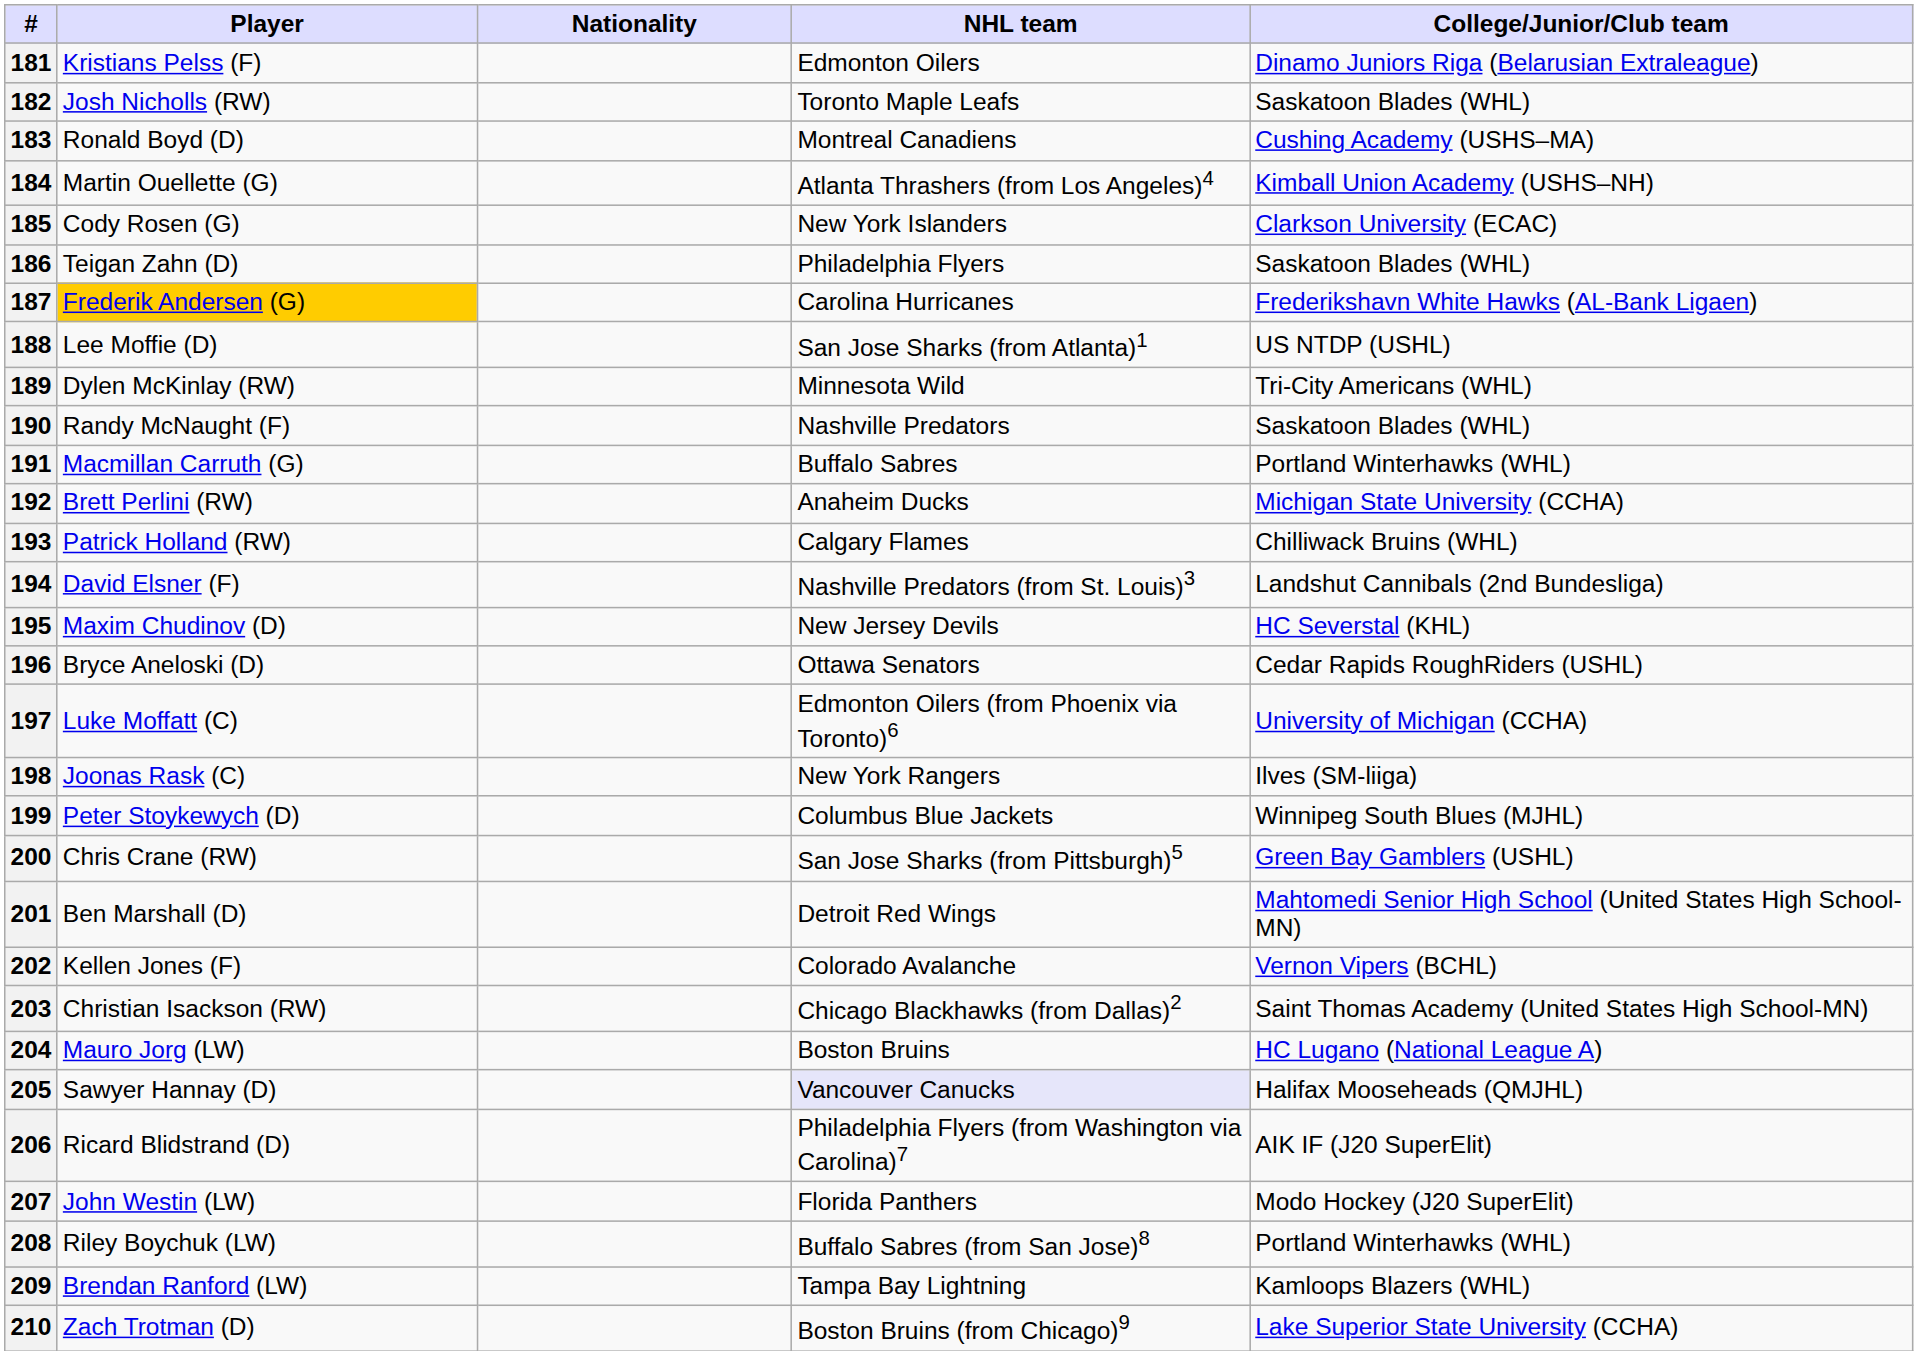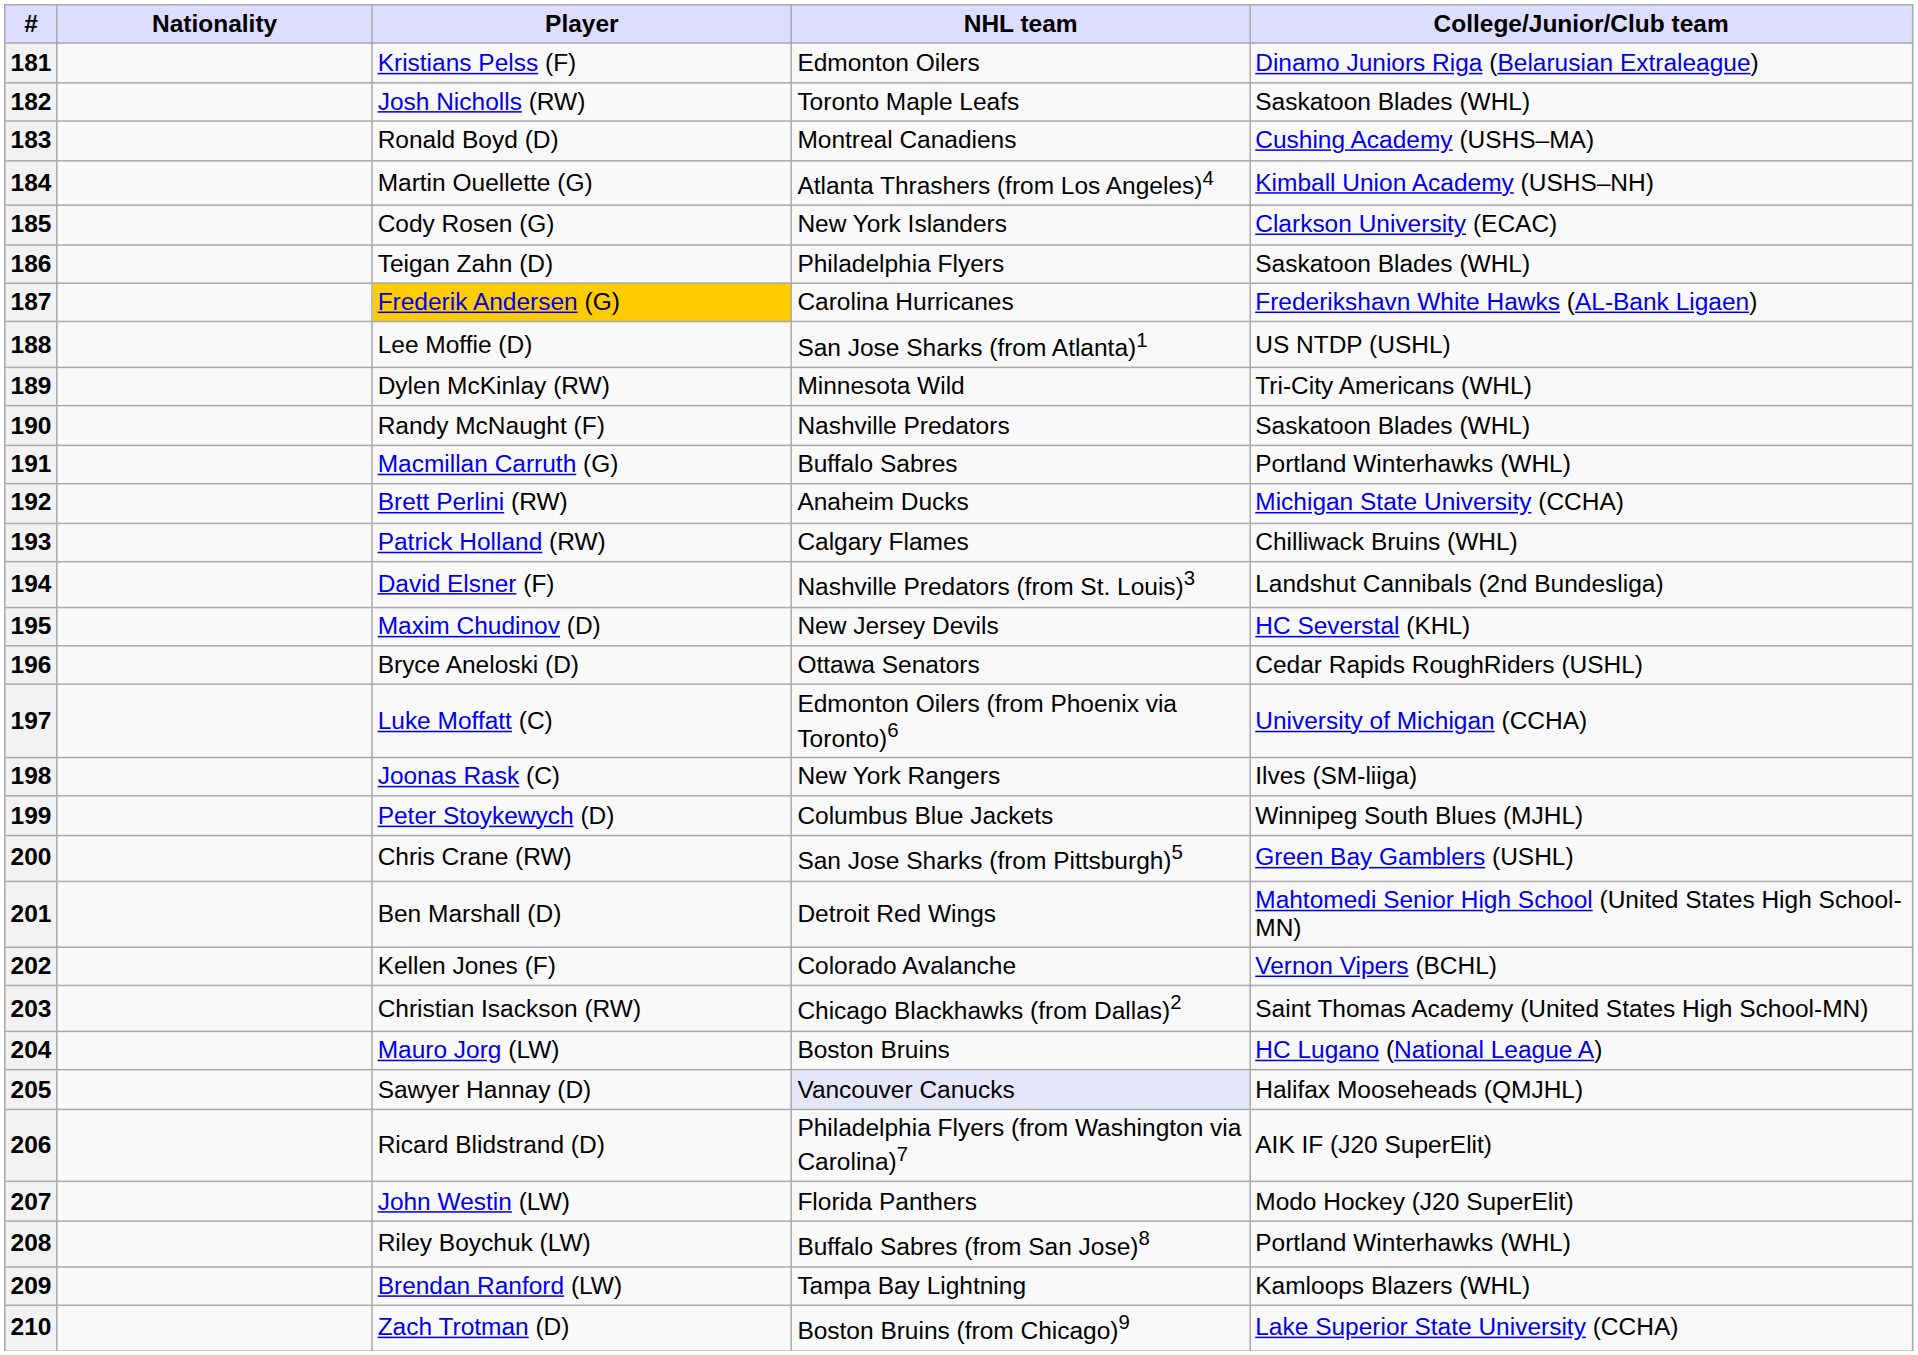columns swapped: (267, 23) <-> (634, 23)
